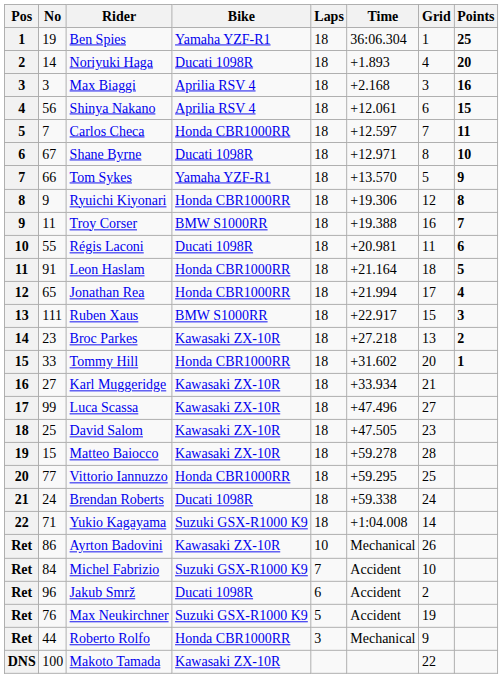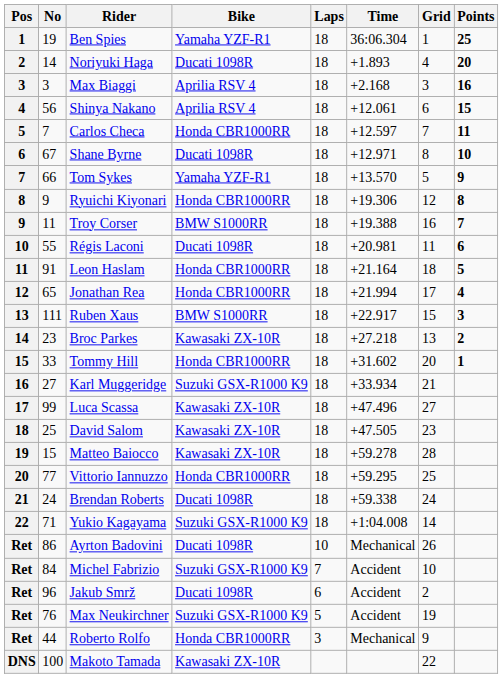(228, 385) Kawasaki ZX-10R -> (241, 385) Suzuki GSX-R1000 K9
(228, 546) Kawasaki ZX-10R -> (214, 546) Ducati 1098R
